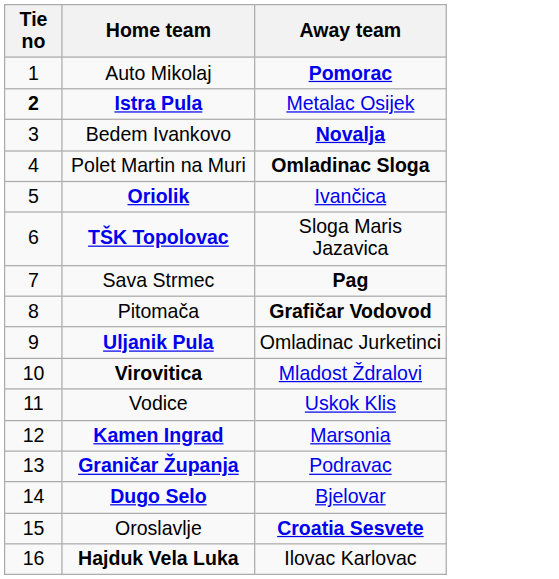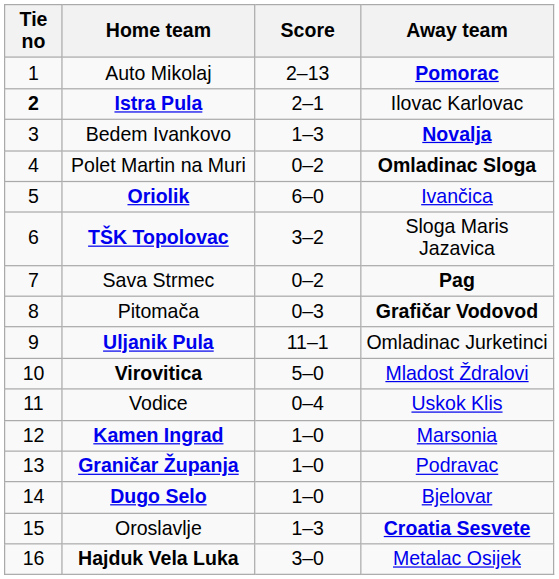+ column: (308, 30)
(350, 103) Metalac Osijek -> (457, 103) Ilovac Karlovac
(350, 559) Ilovac Karlovac -> (457, 559) Metalac Osijek
